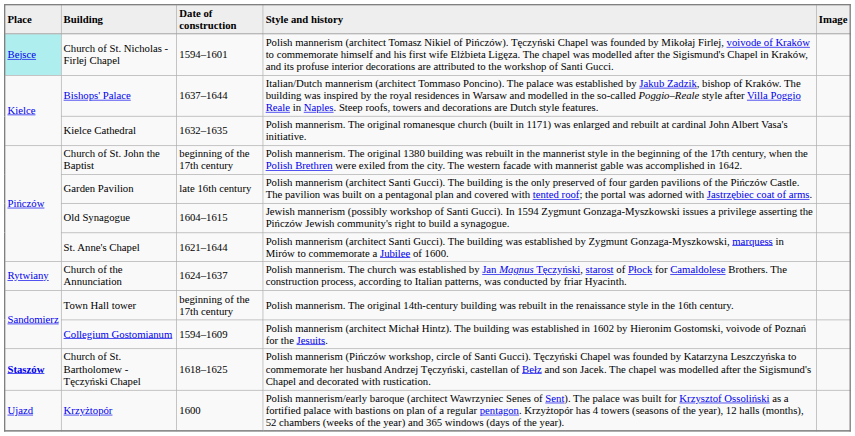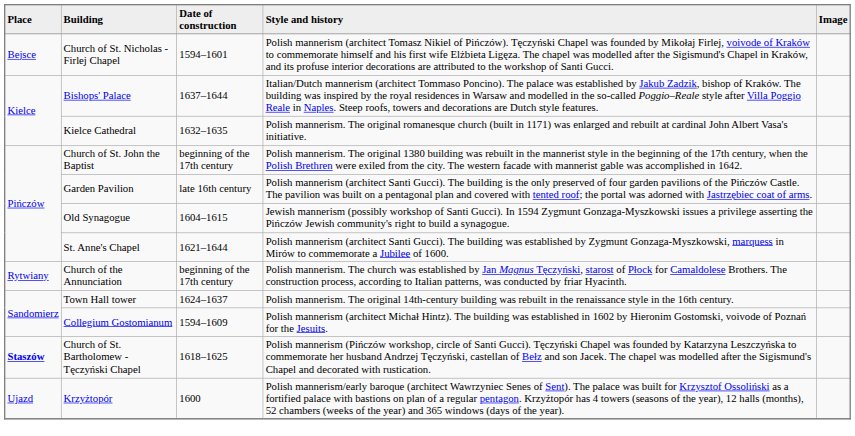(22, 54) paleturquoise background -> (22, 54) no background
(203, 276) 1624–1637 -> (214, 276) beginning of the 17th century
(214, 305) beginning of the 17th century -> (203, 299) 1624–1637
